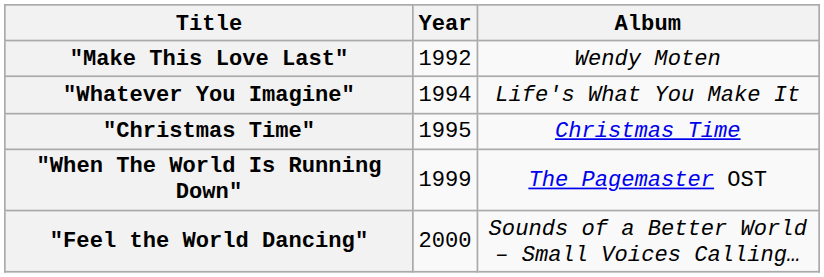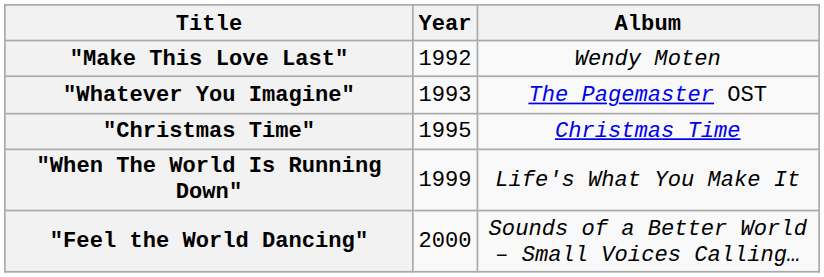(445, 95) 1994 -> (445, 95) 1993
(648, 95) Life's What You Make It -> (648, 95) The Pagemaster OST
(648, 180) The Pagemaster OST -> (648, 180) Life's What You Make It
